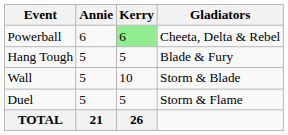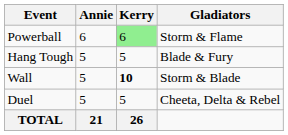(220, 36) Cheeta, Delta & Rebel -> (201, 36) Storm & Flame
(126, 78) normal -> (126, 78) bold
(201, 99) Storm & Flame -> (220, 99) Cheeta, Delta & Rebel
